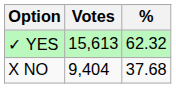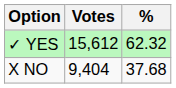(93, 43) 15,613 -> (93, 43) 15,612
